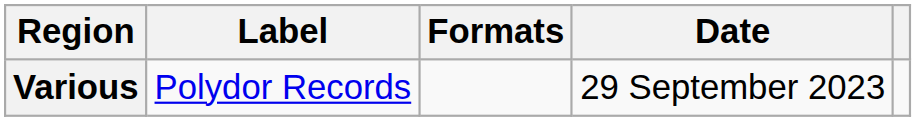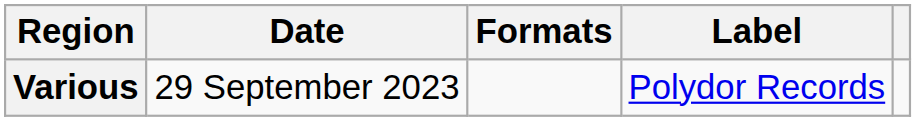columns swapped: (733, 32) <-> (283, 32)
